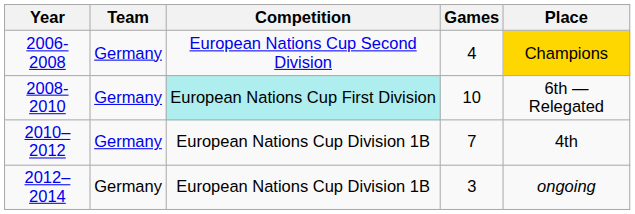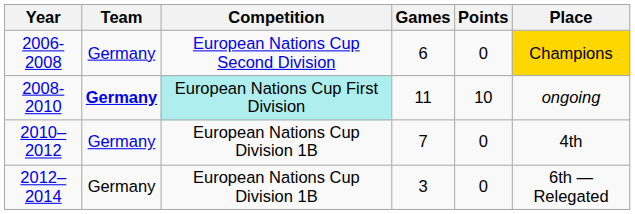+ column: (483, 17)
(472, 52) 4 -> (423, 52) 6
(128, 97) normal -> (122, 97) bold
(472, 97) 10 -> (423, 97) 11
(566, 97) 6th — Relegated -> (571, 97) ongoing
(566, 187) ongoing -> (571, 187) 6th — Relegated
